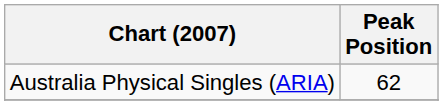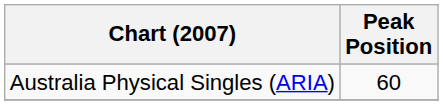(389, 81) 62 -> (389, 81) 60
